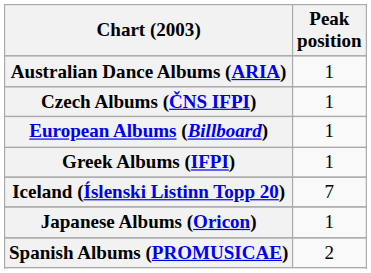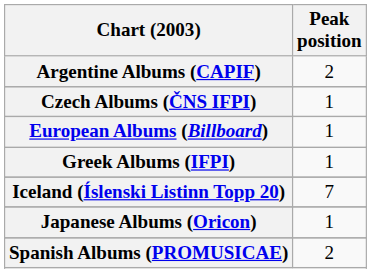+ row: (149, 71)
- row: (149, 71)
